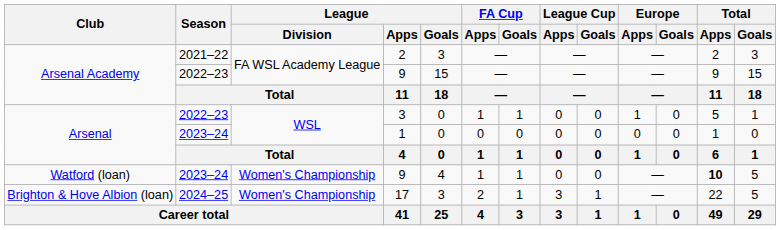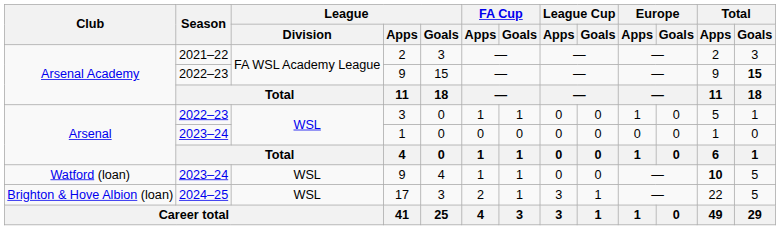(755, 74) normal -> (755, 74) bold
(307, 174) Women's Championship -> (307, 174) WSL
(307, 194) Women's Championship -> (307, 194) WSL
